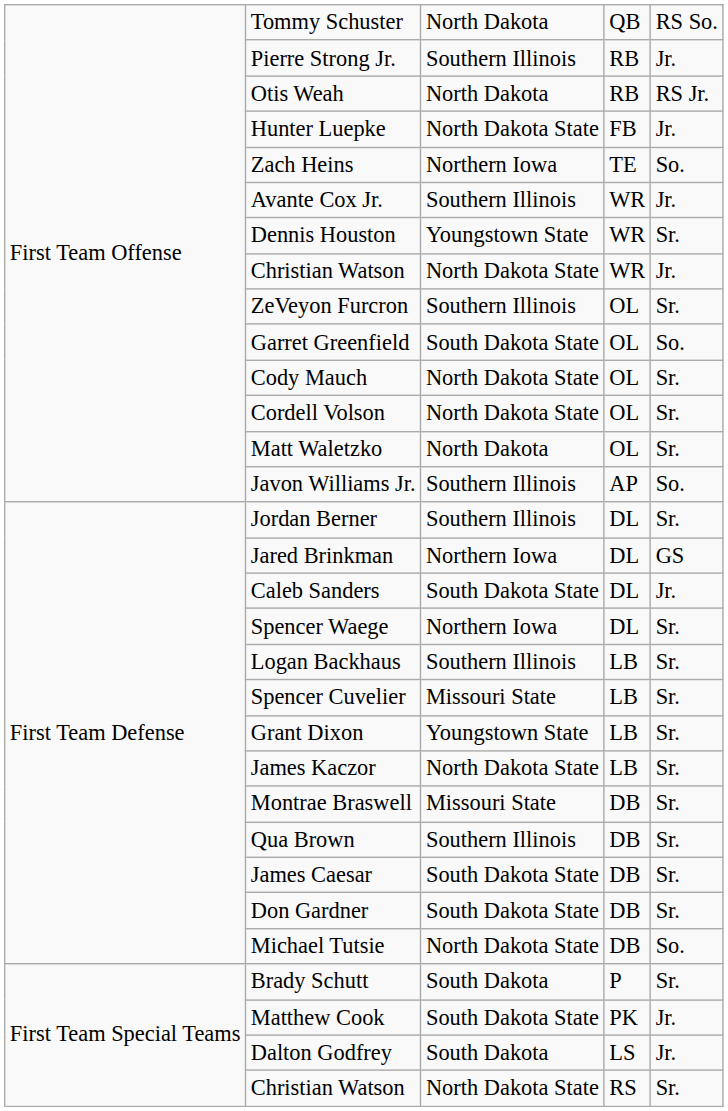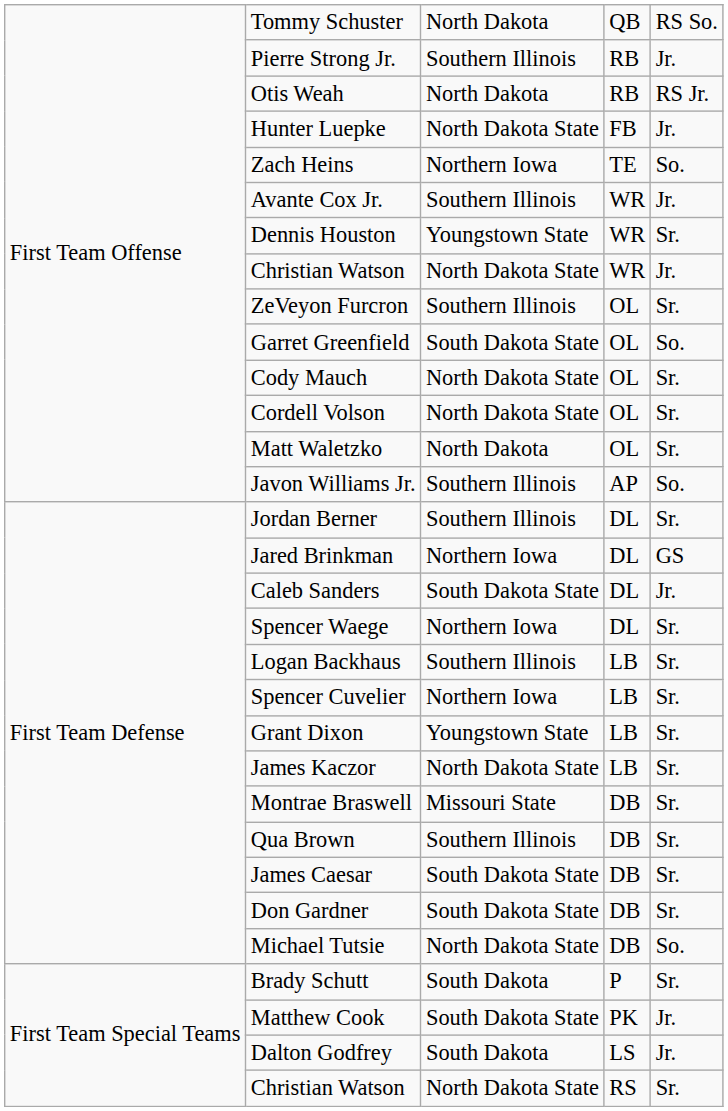(491, 697) Missouri State -> (492, 697) Northern Iowa
